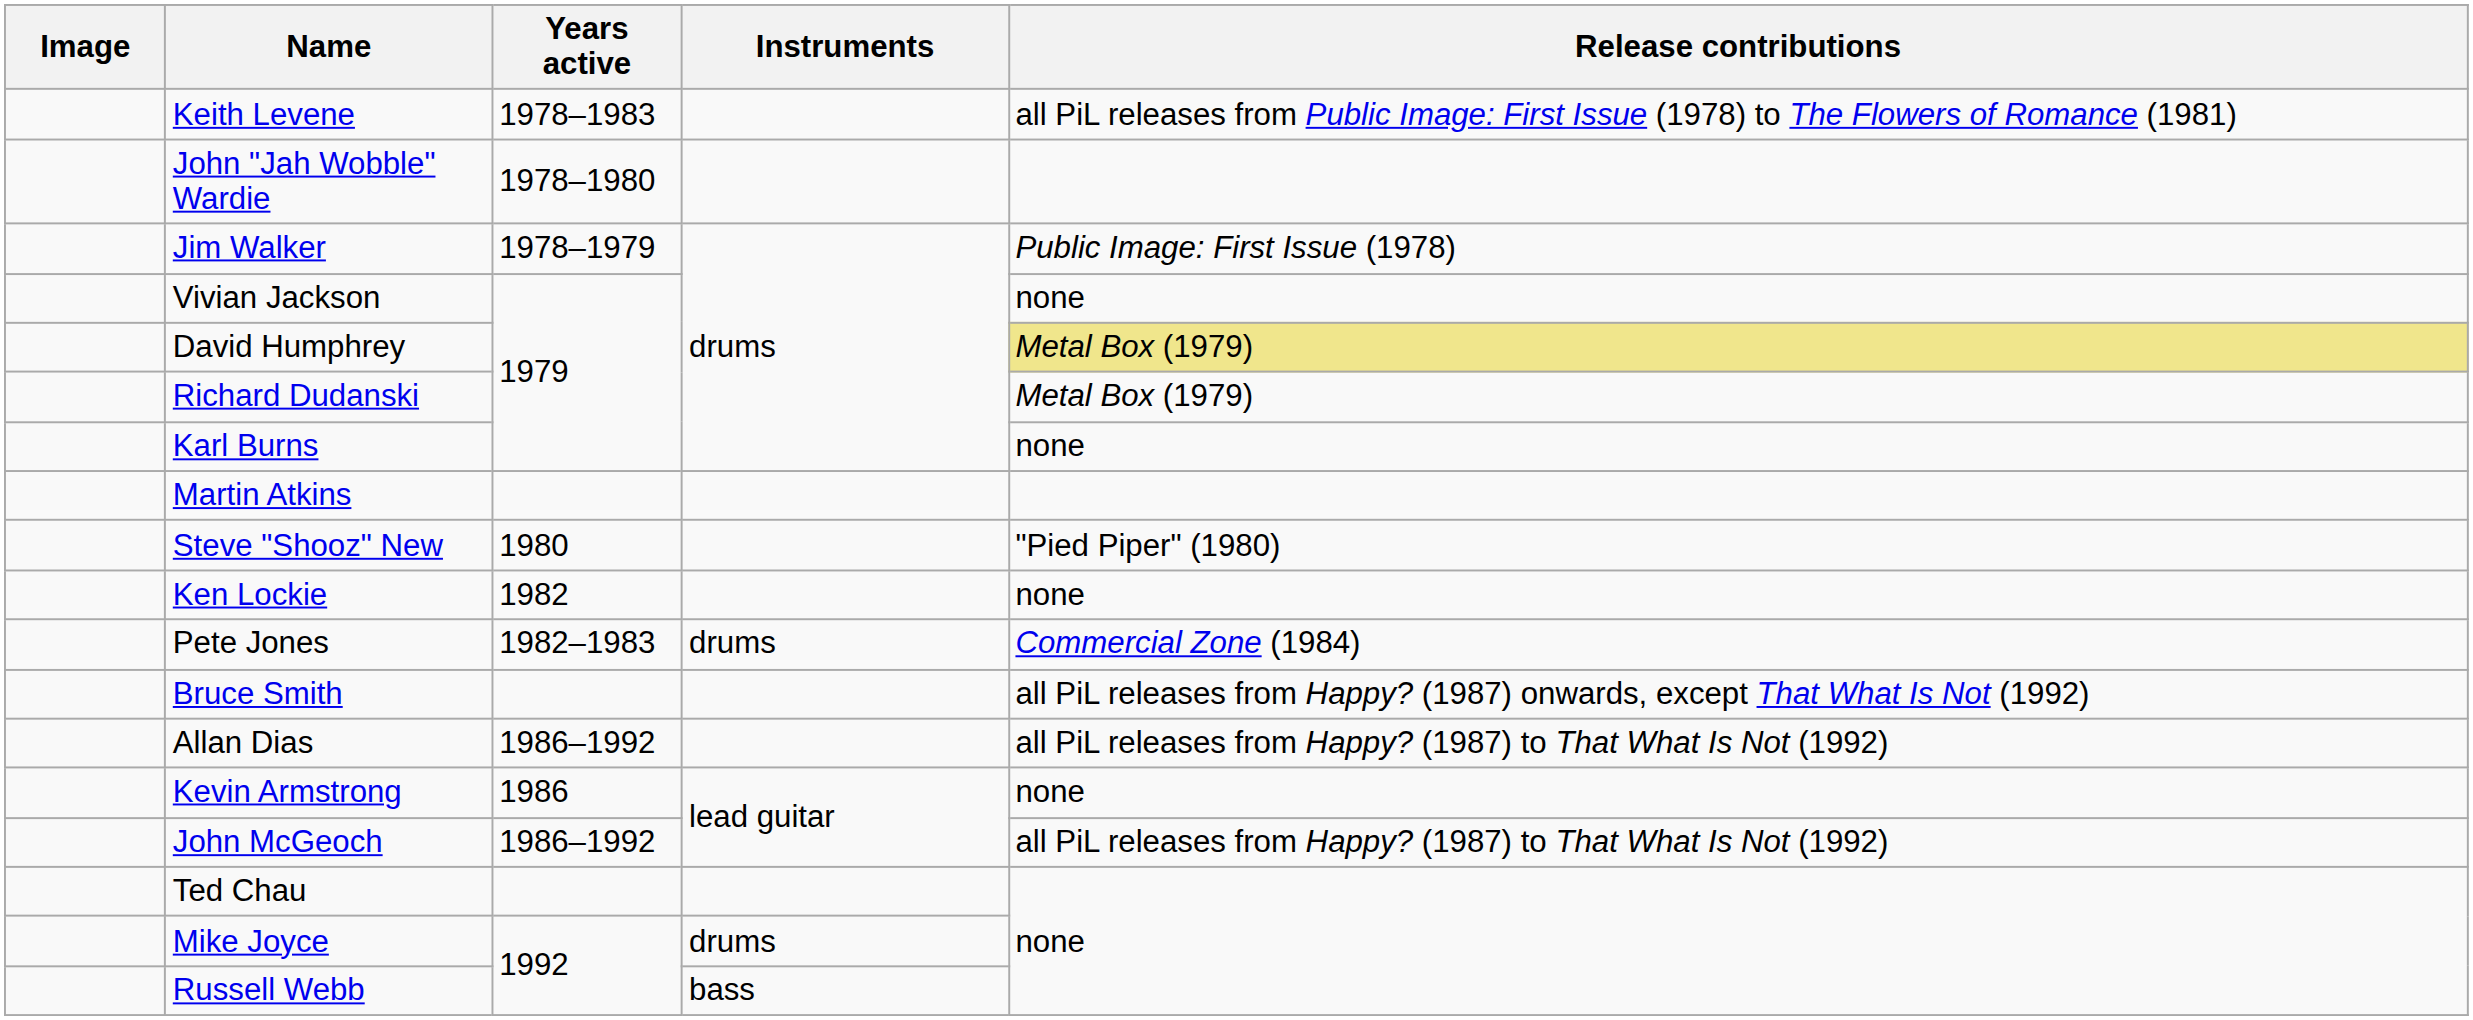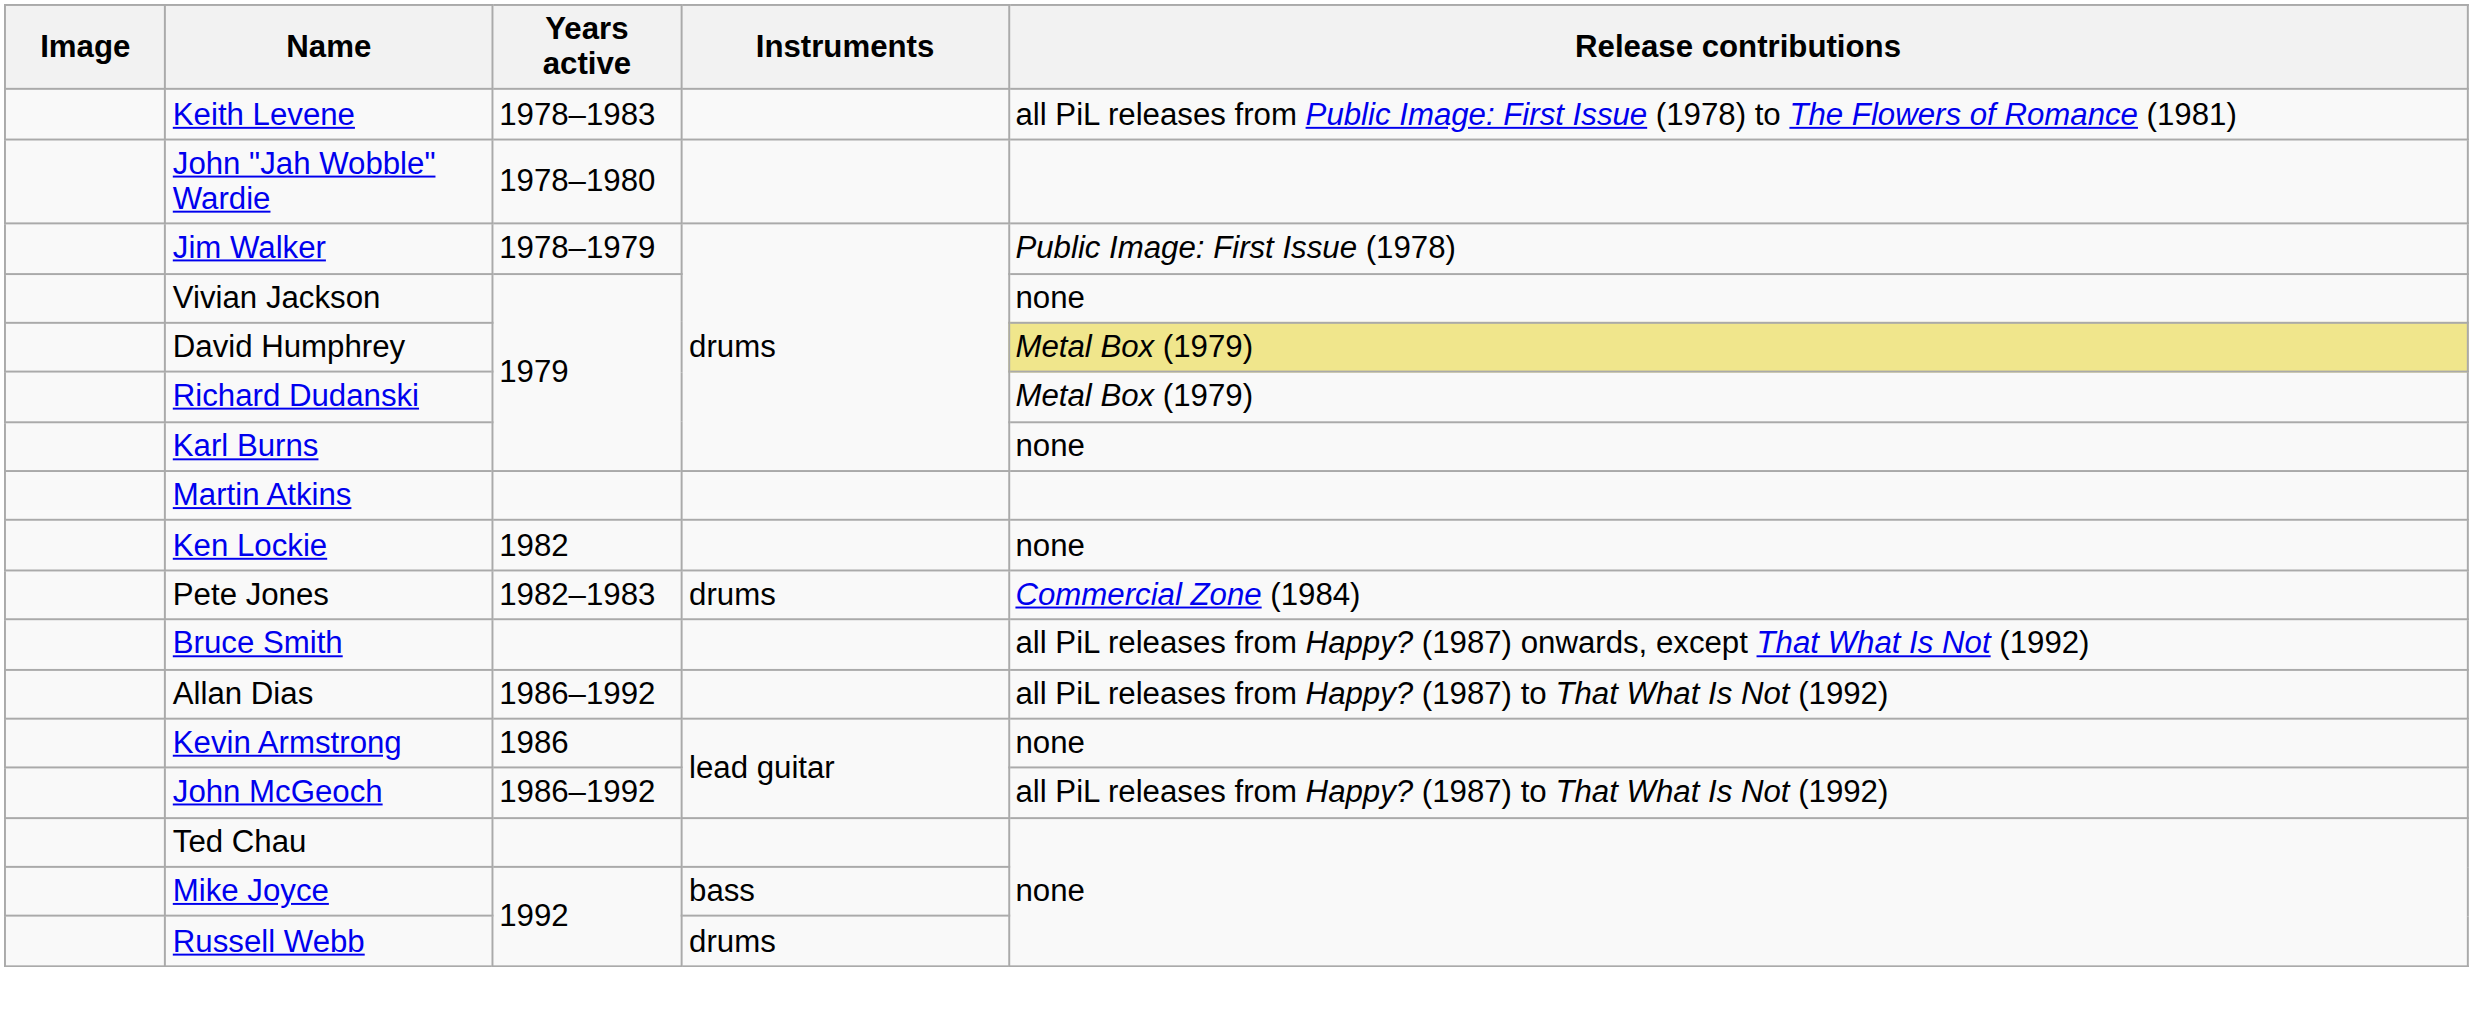- row: (308, 544)
(732, 940) drums -> (722, 891) bass
(722, 990) bass -> (732, 940) drums
